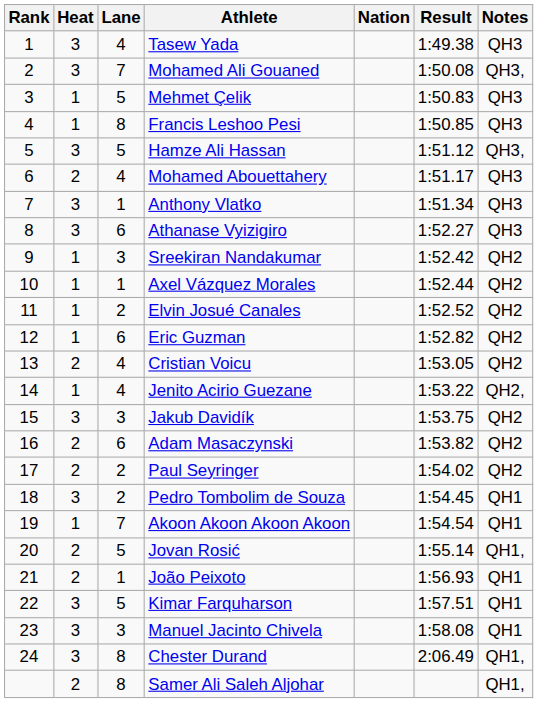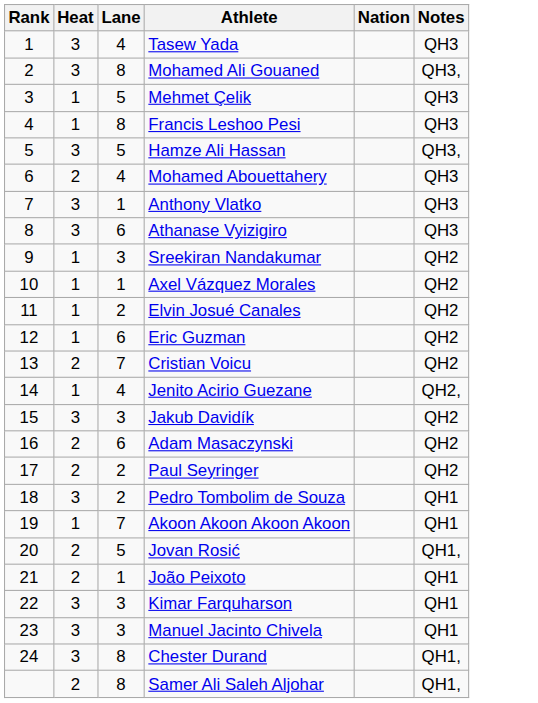- column: (446, 17)
(121, 71) 7 -> (121, 71) 8
(121, 364) 4 -> (121, 364) 7
(121, 603) 5 -> (121, 603) 3
